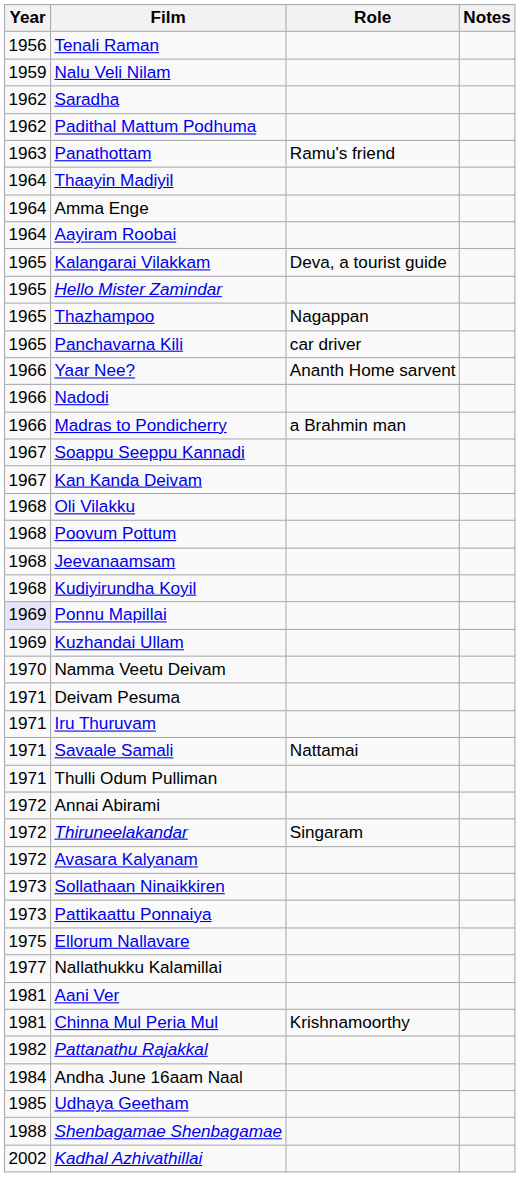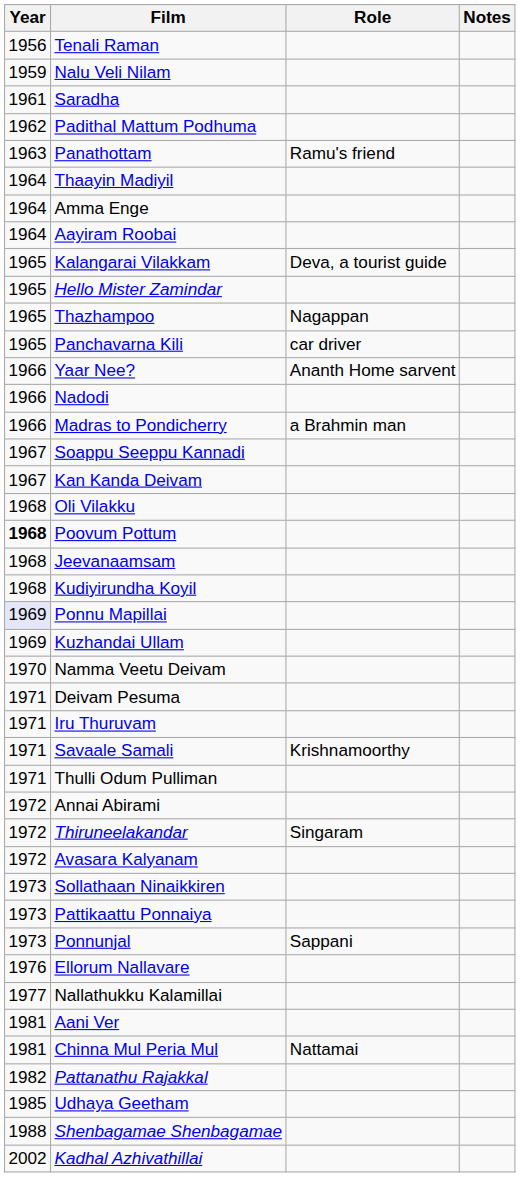(28, 99) 1962 -> (28, 99) 1961
(28, 533) normal -> (28, 533) bold
(324, 751) Nattamai -> (350, 751) Krishnamoorthy
+ row: (93, 941)
(28, 941) 1975 -> (28, 968) 1976
(350, 1022) Krishnamoorthy -> (324, 1049) Nattamai
- row: (149, 1076)
